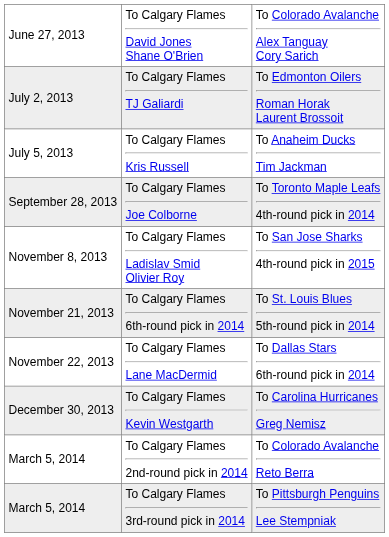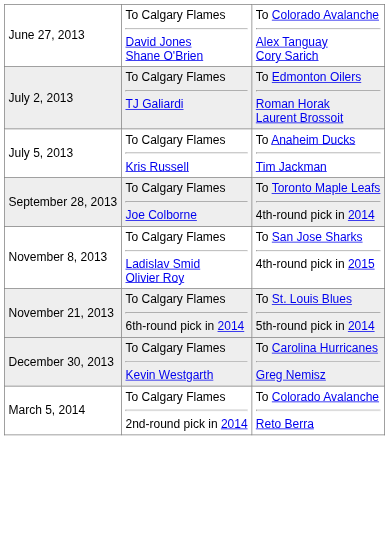- row: (187, 361)
- row: (187, 508)
